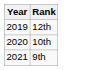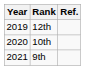+ column: (69, 12)
